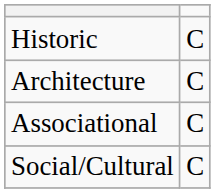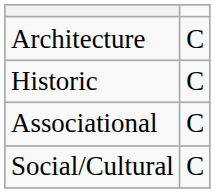rows swapped: (78, 80) <-> (54, 38)
